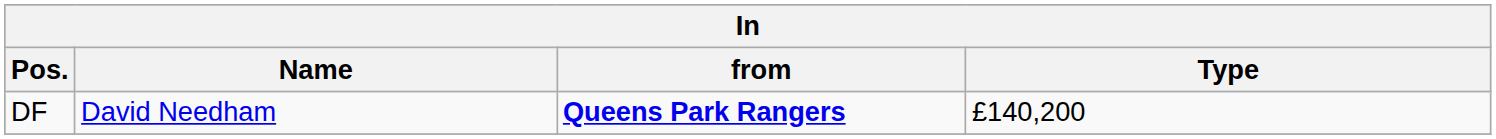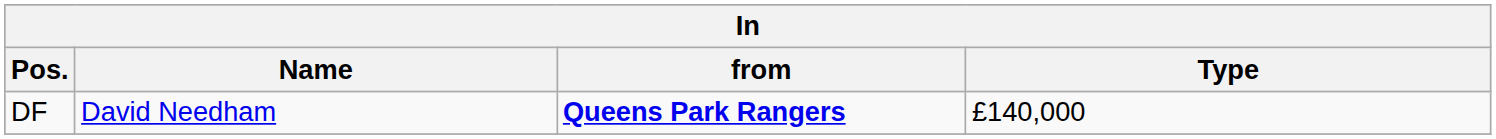(1029, 112) £140,200 -> (1029, 112) £140,000
